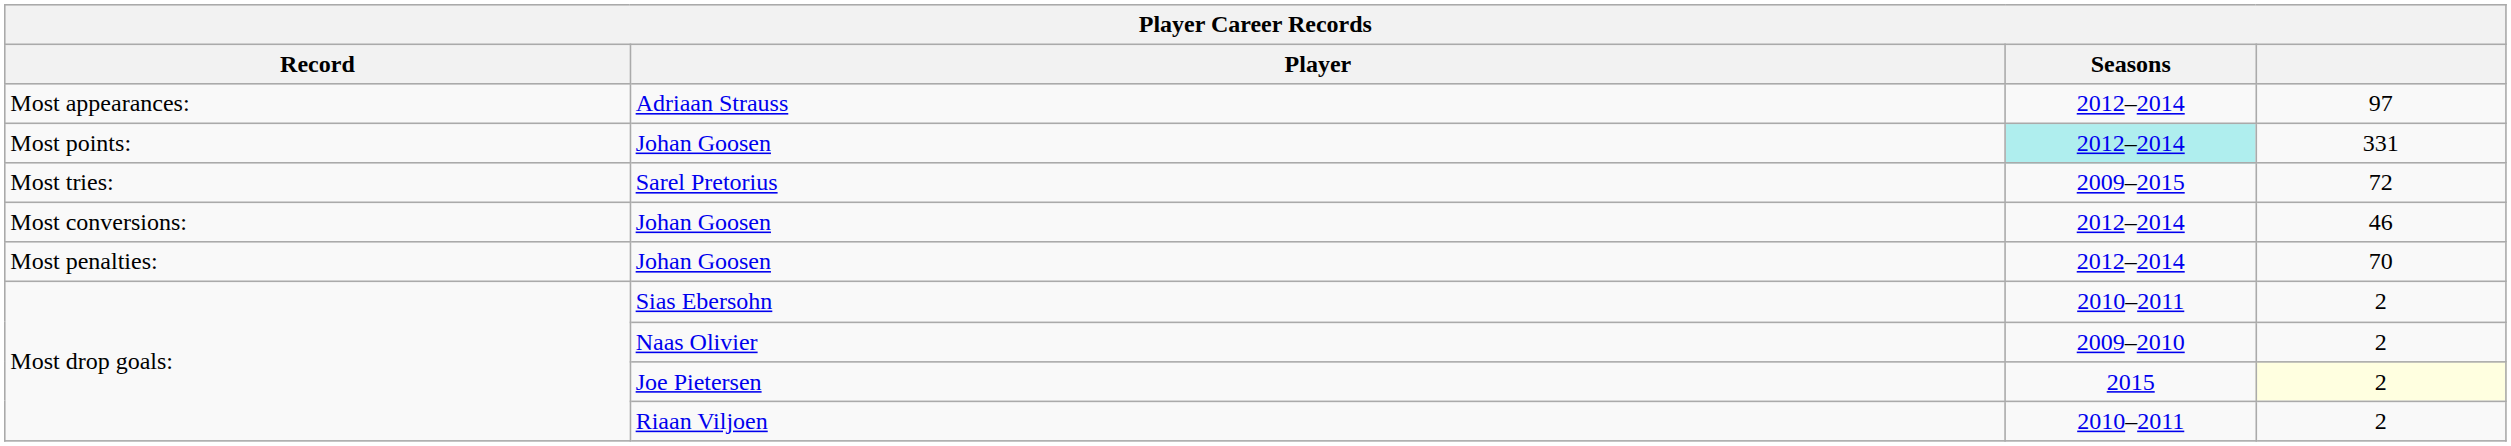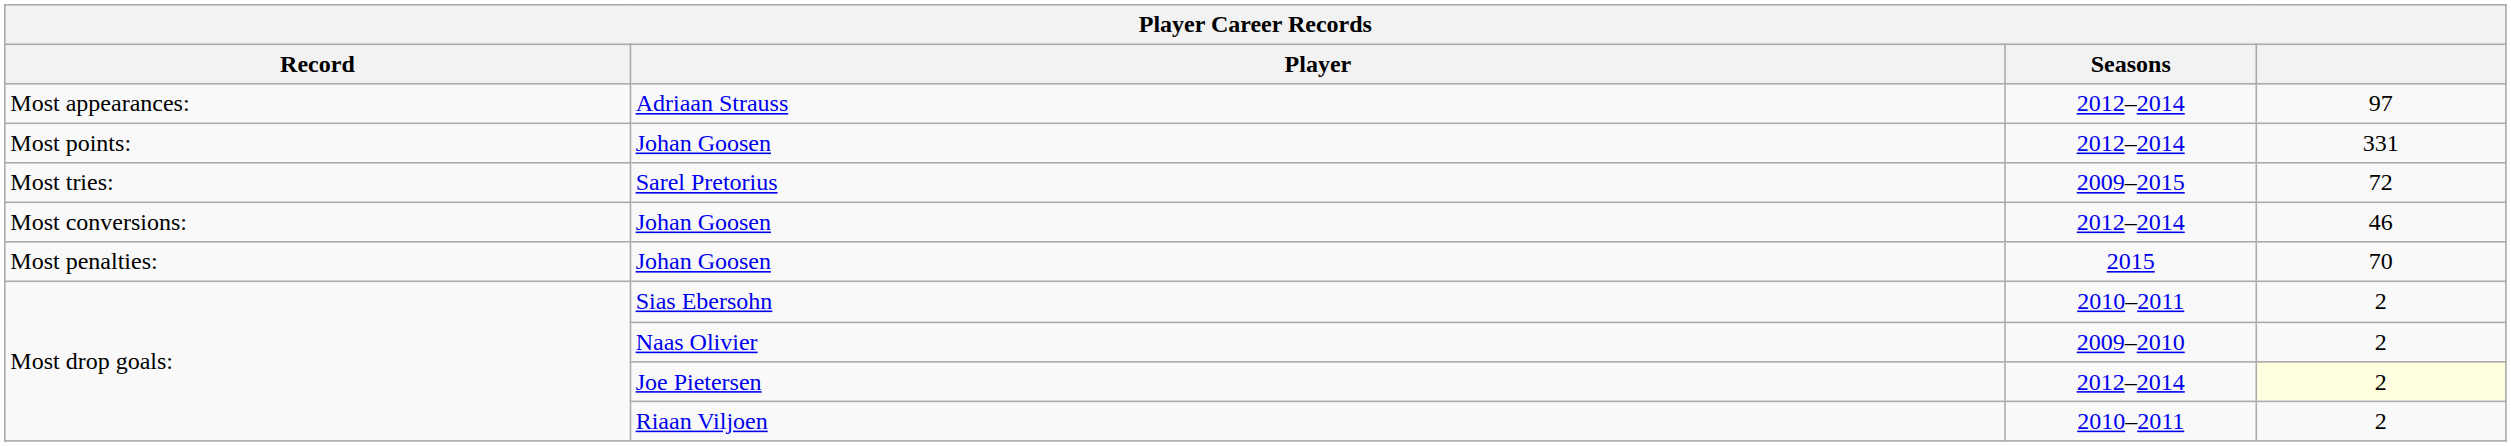(2131, 143) paleturquoise background -> (2131, 143) no background
(2131, 262) 2012–2014 -> (2131, 262) 2015
(2131, 380) 2015 -> (2131, 380) 2012–2014
